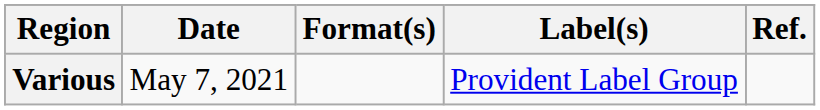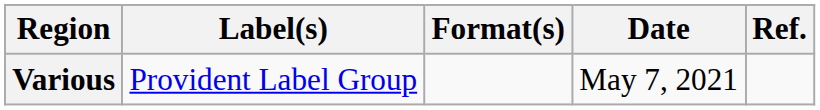columns swapped: (209, 29) <-> (594, 29)
